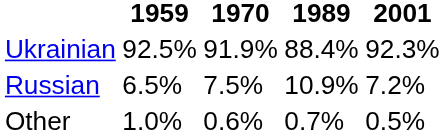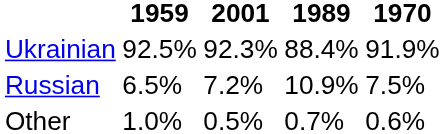columns swapped: (241, 13) <-> (402, 13)
